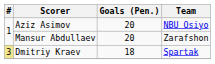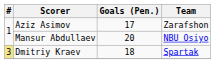(129, 25) 20 -> (129, 25) 17
(186, 25) NBU Osiyo -> (186, 25) Zarafshon
(186, 38) Zarafshon -> (186, 38) NBU Osiyo
